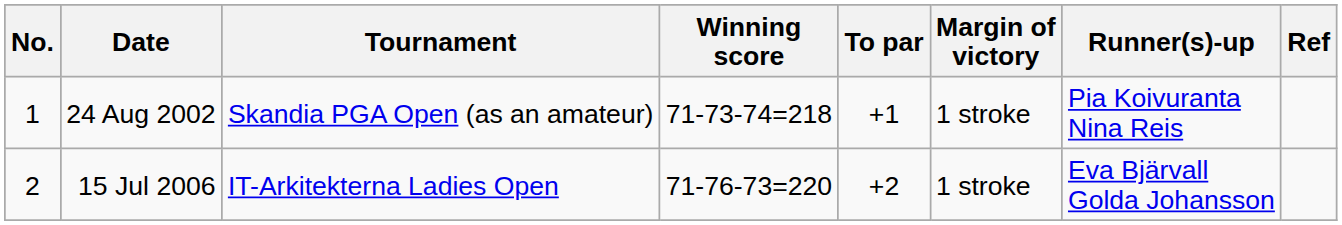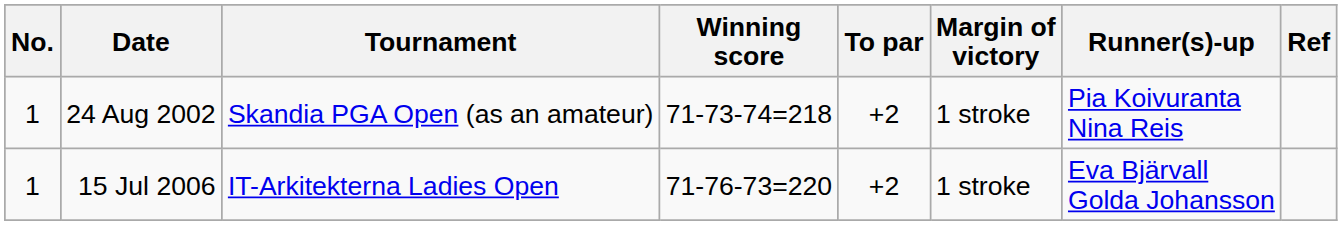(884, 113) +1 -> (884, 113) +2
(32, 185) 2 -> (32, 185) 1
